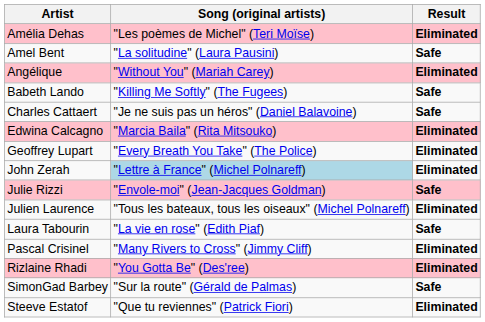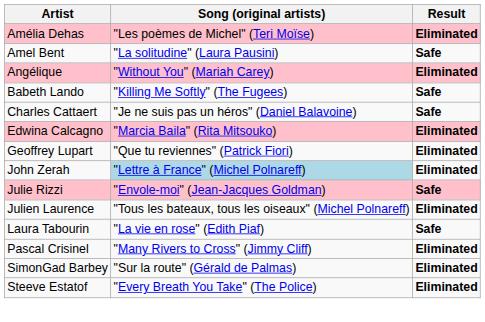(215, 151) "Every Breath You Take" (The Police) -> (203, 151) "Que tu reviennes" (Patrick Fiori)
- row: (47, 268)
(428, 287) Safe -> (447, 268) Eliminated
(203, 307) "Que tu reviennes" (Patrick Fiori) -> (215, 287) "Every Breath You Take" (The Police)
